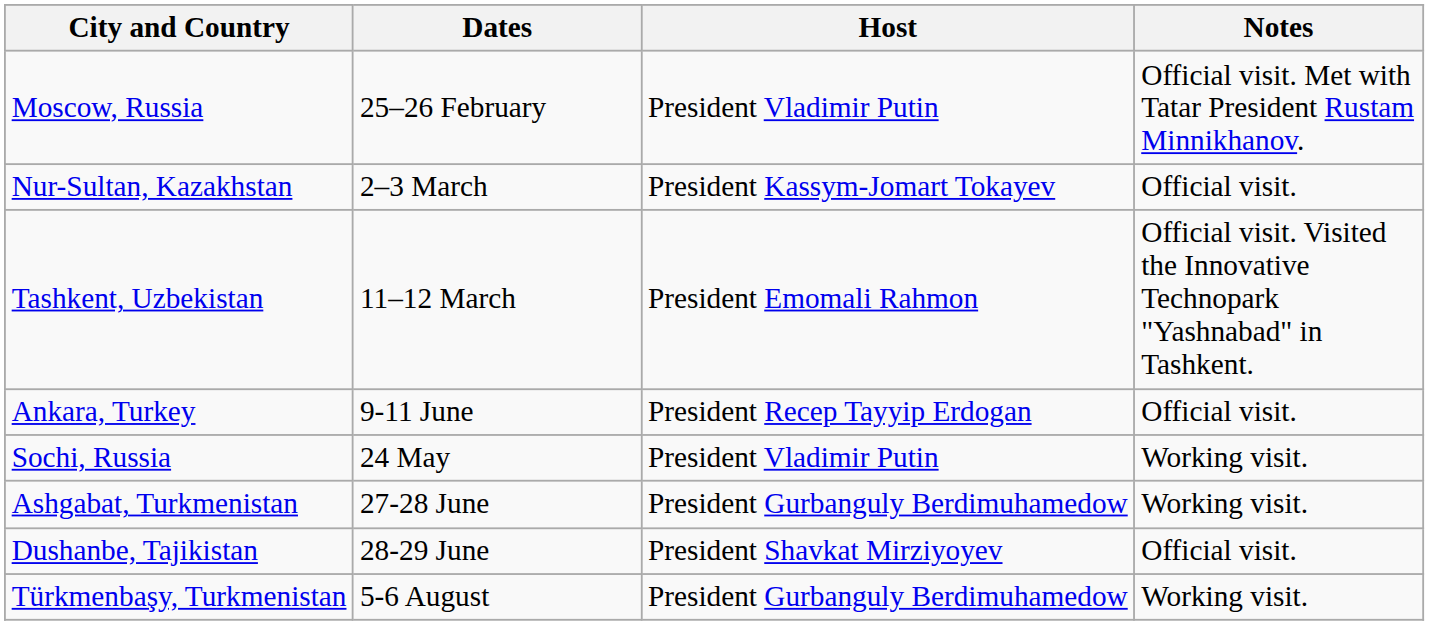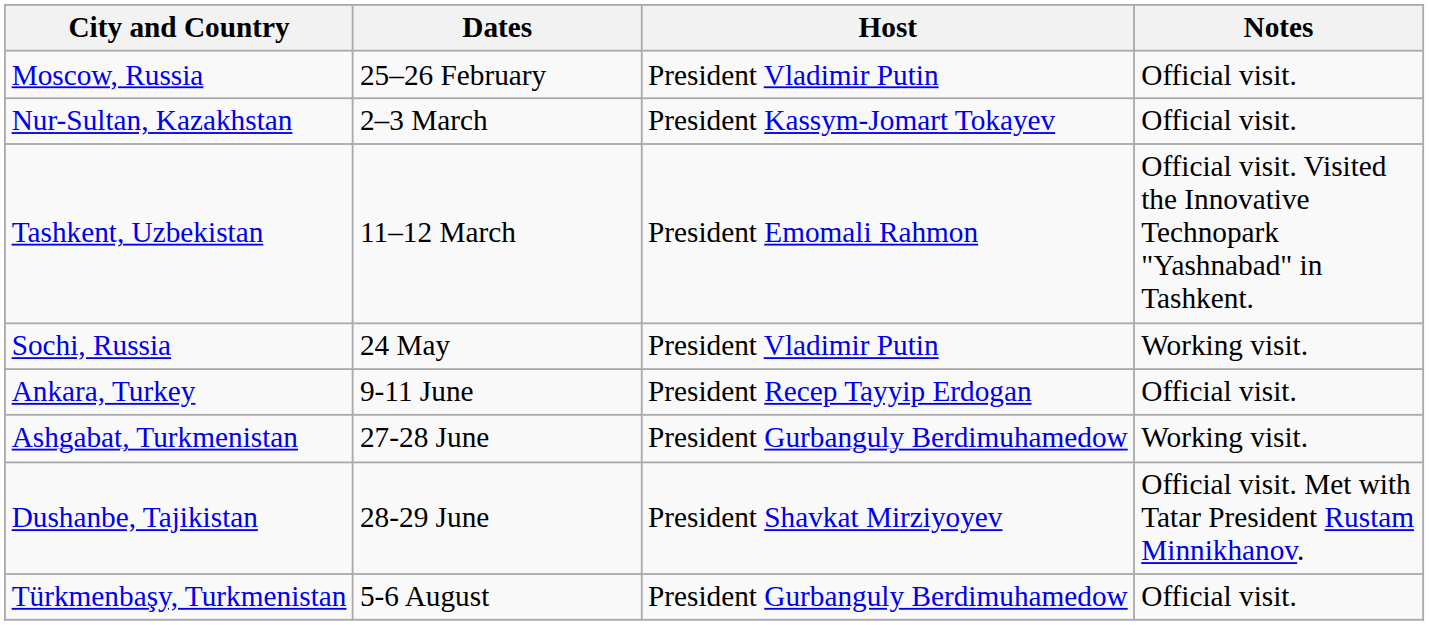(1278, 107) Official visit. Met with Tatar President Rustam Minnikhanov. -> (1219, 74) Official visit.
rows swapped: (91, 457) <-> (104, 411)
(1219, 550) Official visit. -> (1278, 517) Official visit. Met with Tatar President Rustam Minnikhanov.
(1225, 596) Working visit. -> (1219, 596) Official visit.
